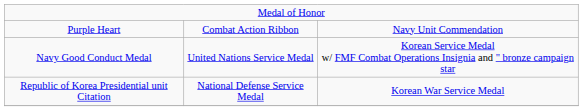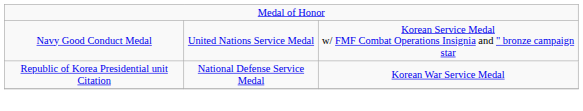- row: (94, 29)
